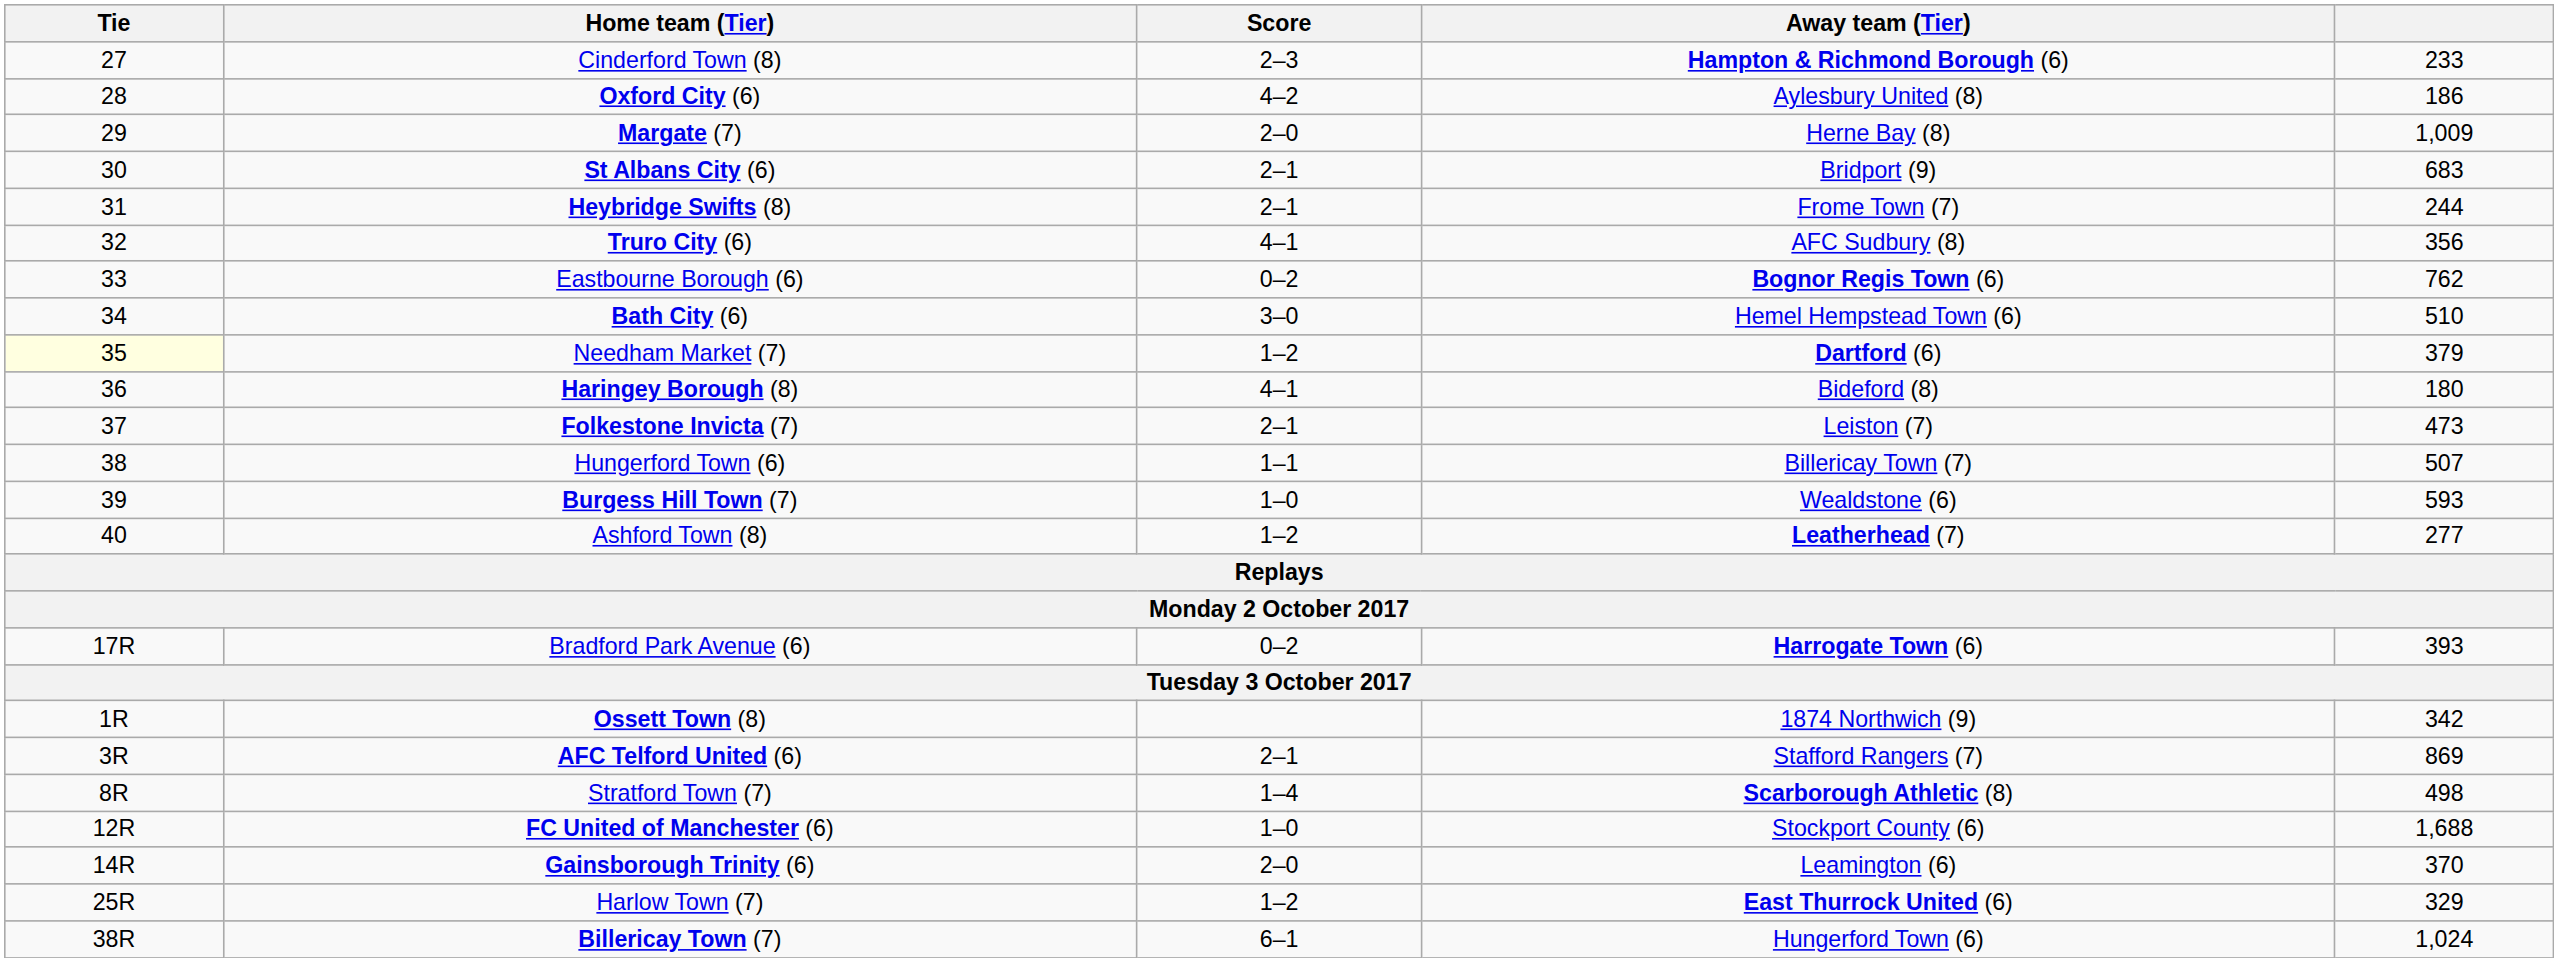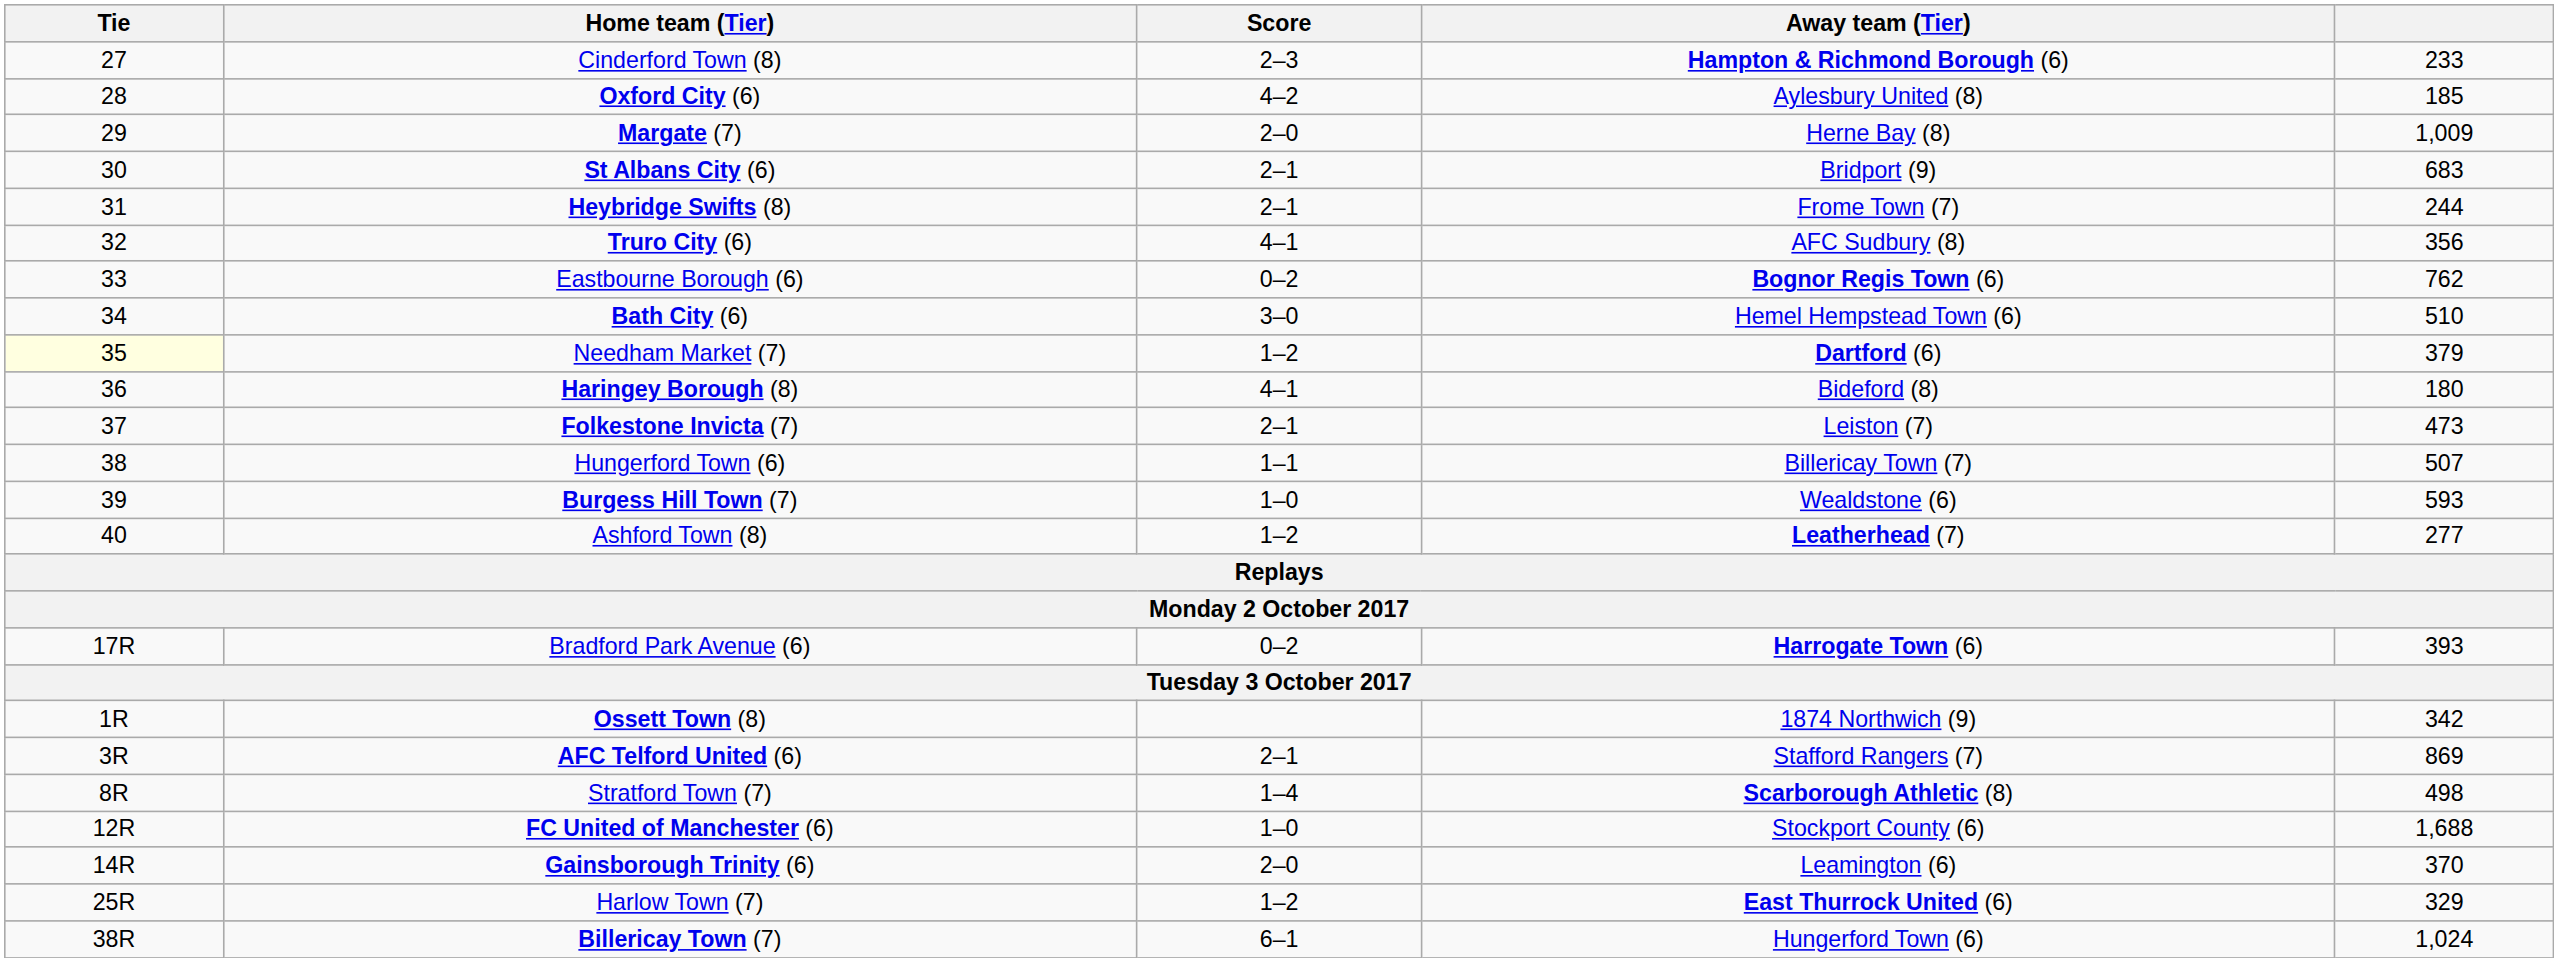(2444, 97) 186 -> (2444, 97) 185
